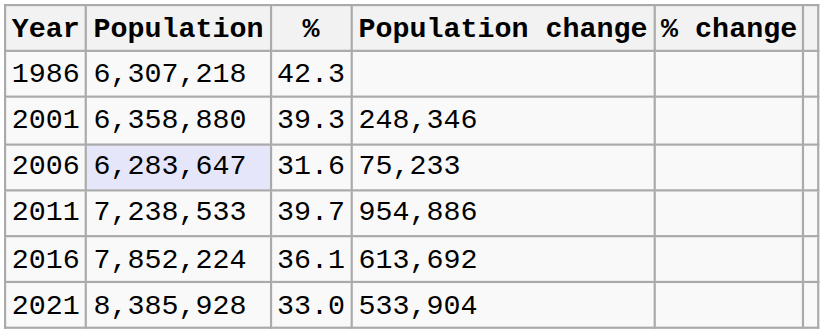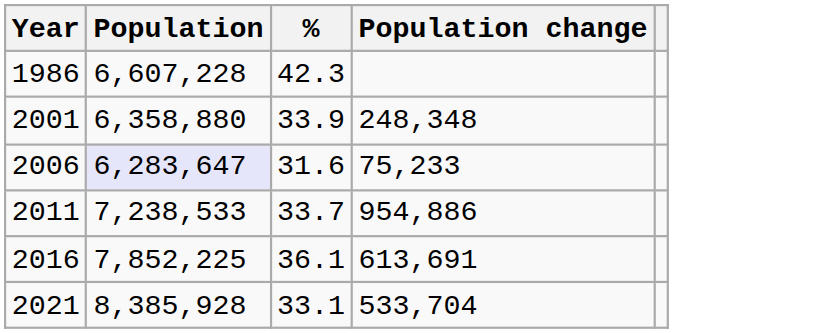- column: (729, 28)
(170, 74) 6,307,218 -> (170, 74) 6,607,228
(311, 121) 39.3 -> (311, 121) 33.9
(418, 121) 248,346 -> (418, 121) 248,348
(311, 213) 39.7 -> (311, 213) 33.7
(170, 259) 7,852,224 -> (170, 259) 7,852,225
(418, 259) 613,692 -> (418, 259) 613,691
(311, 305) 33.0 -> (311, 305) 33.1
(418, 305) 533,904 -> (418, 305) 533,704
